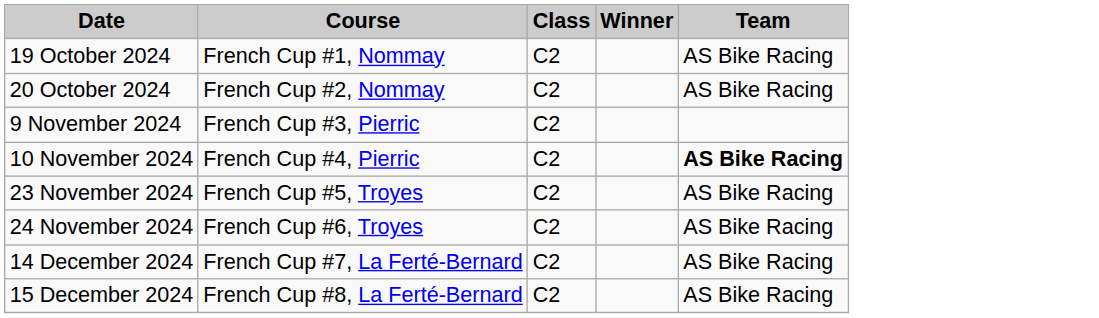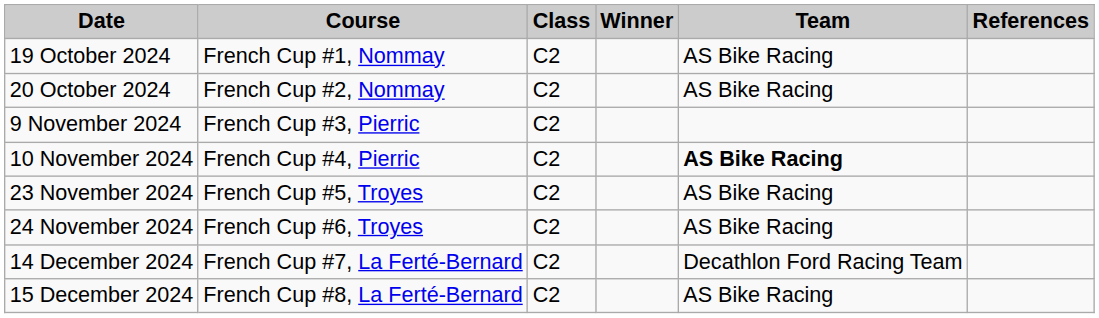+ column: (1031, 21)
(758, 261) AS Bike Racing -> (823, 261) Decathlon Ford Racing Team
